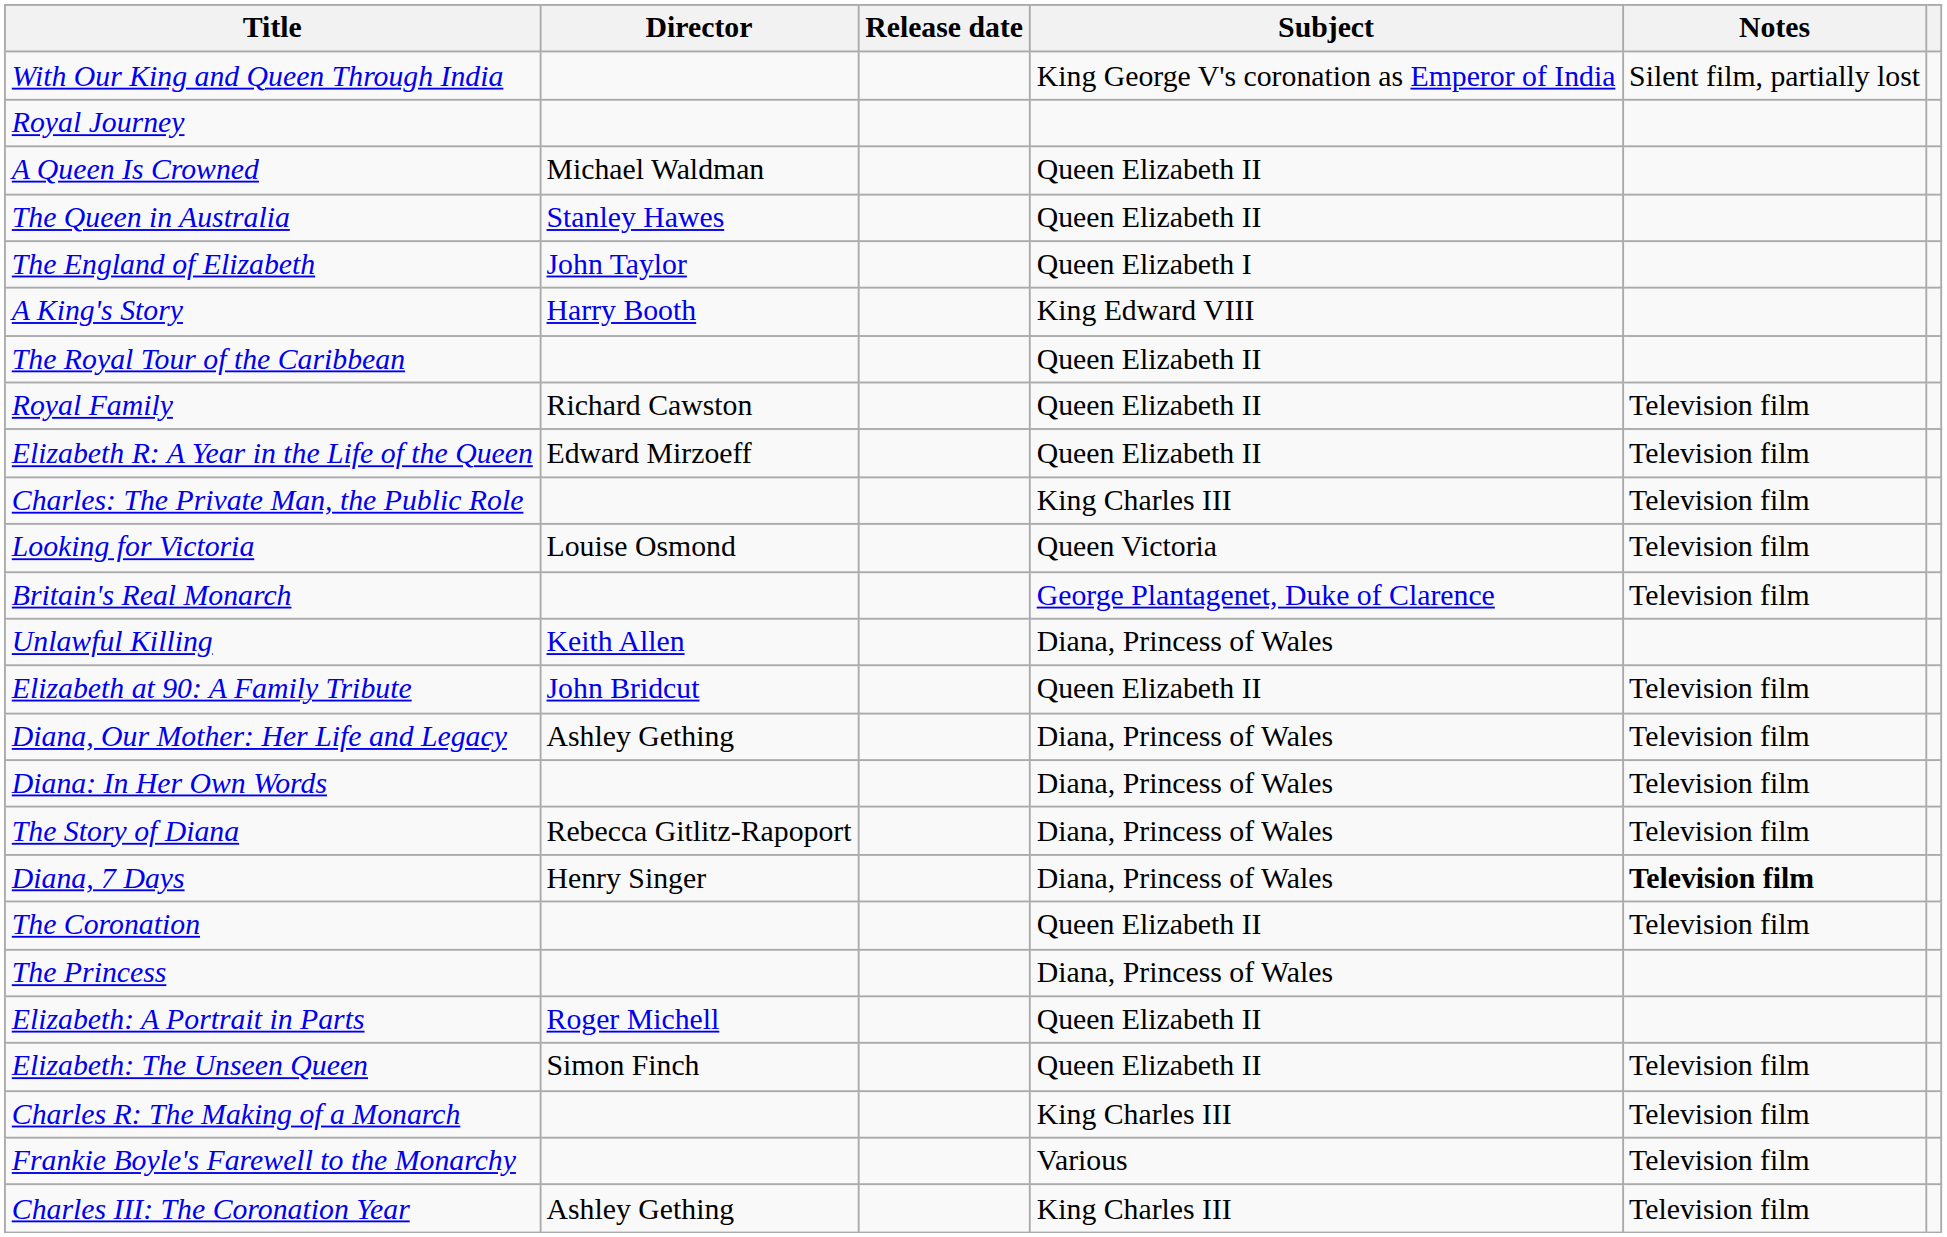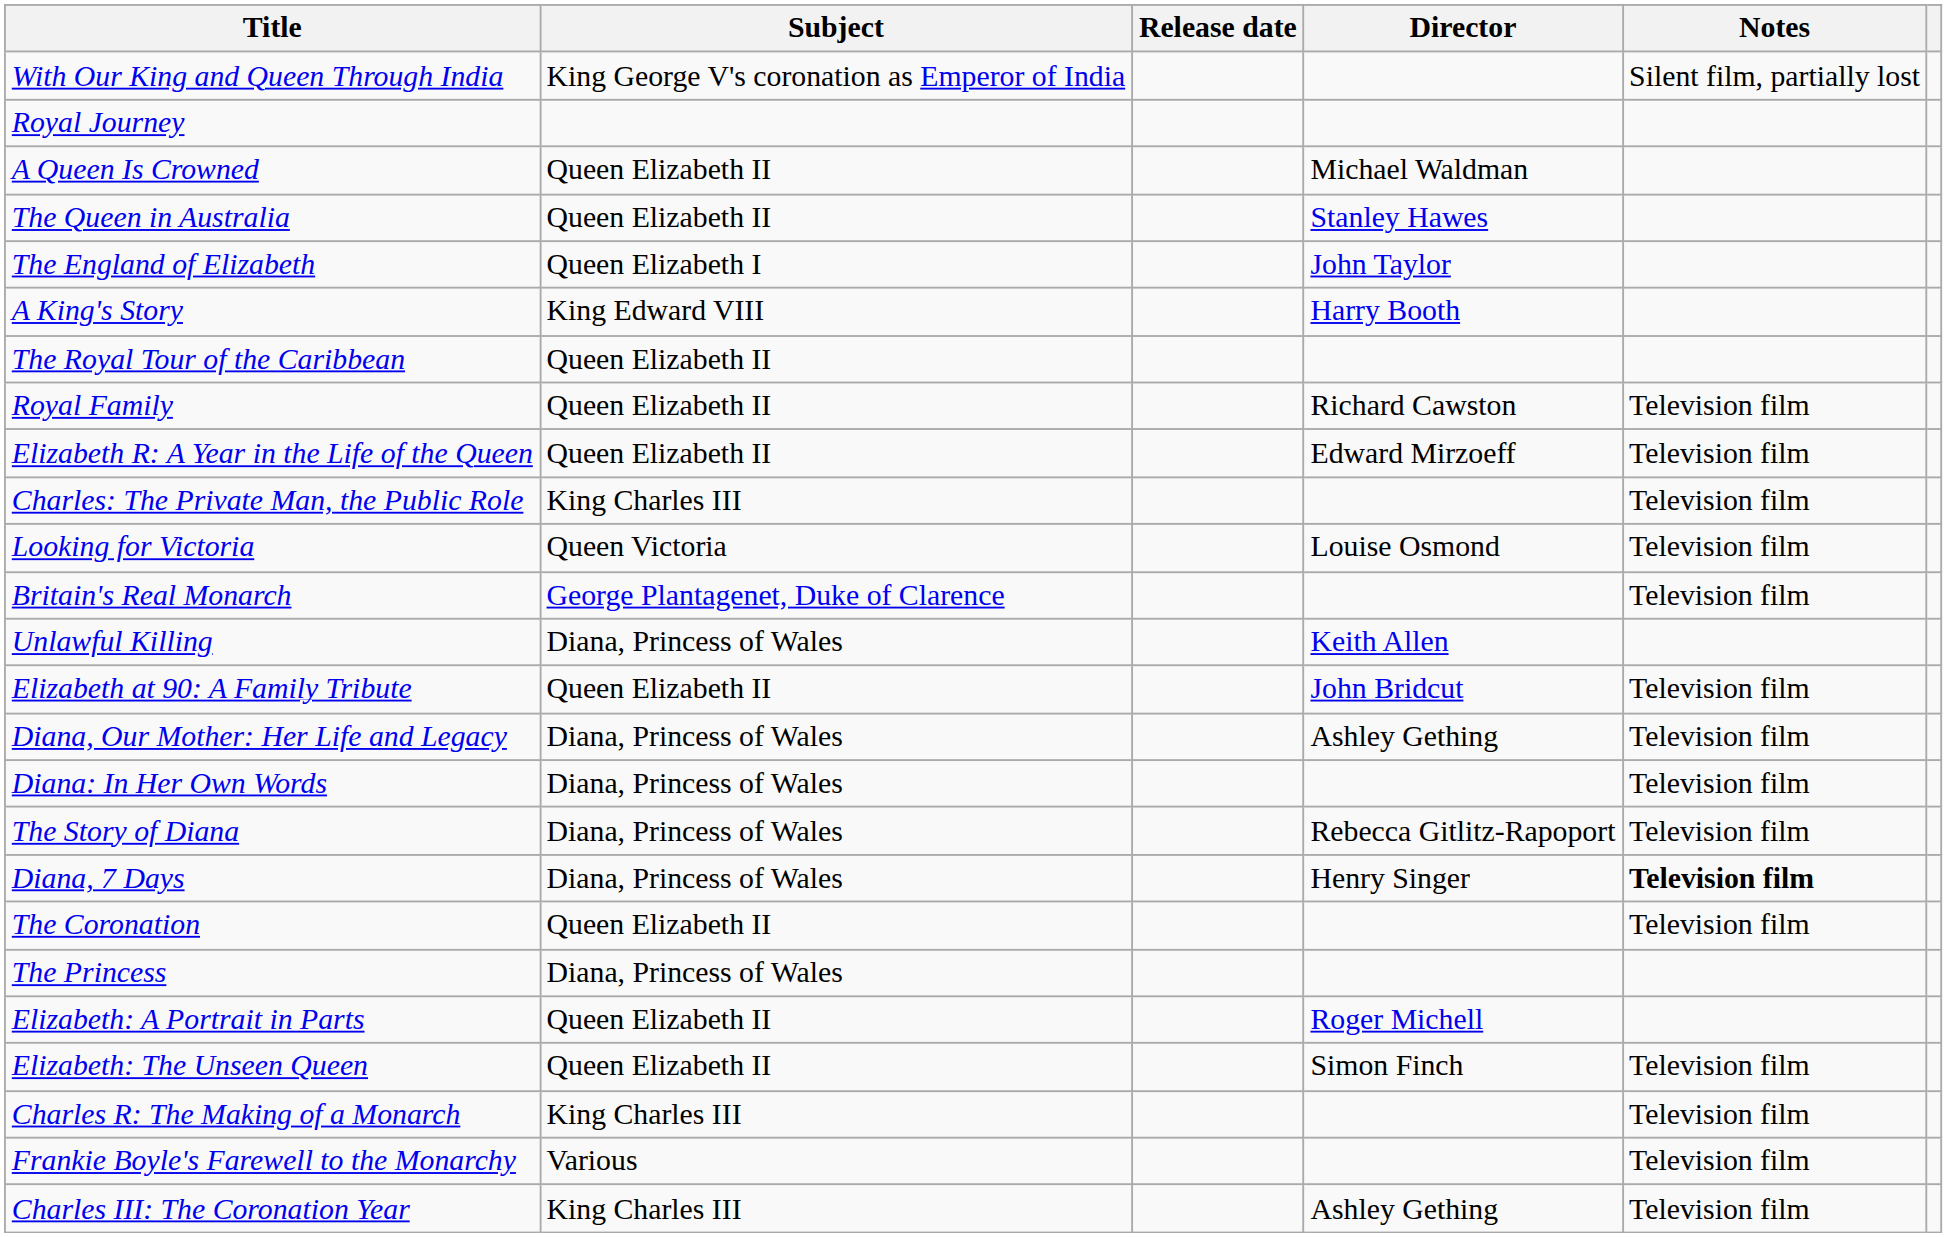columns swapped: (699, 28) <-> (1326, 28)
